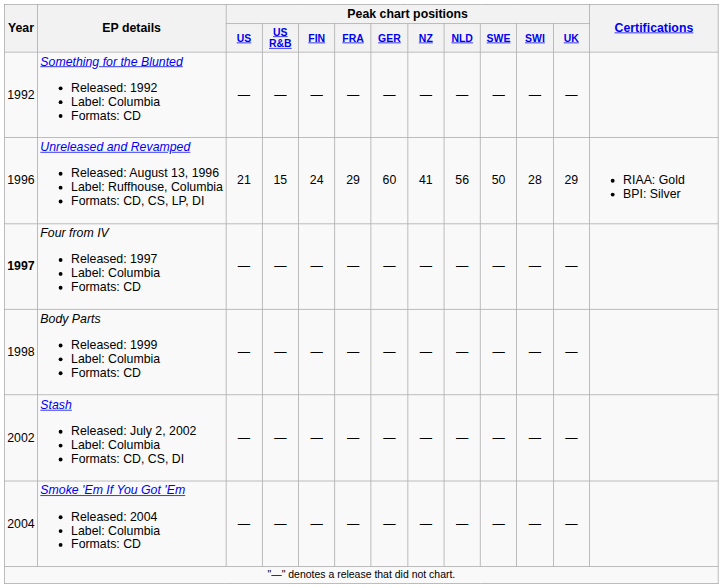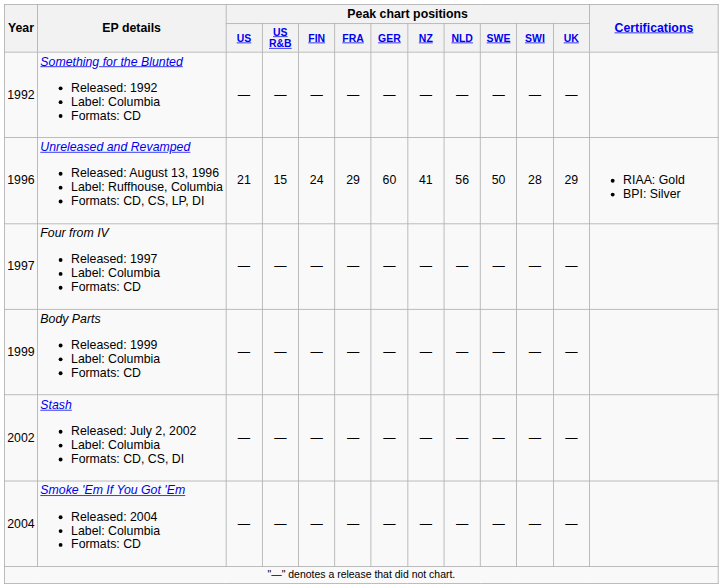(21, 266) bold -> (21, 266) normal
(21, 352) 1998 -> (21, 352) 1999
